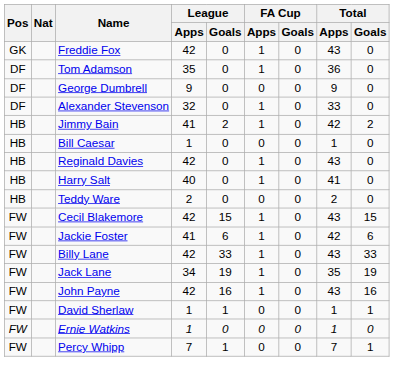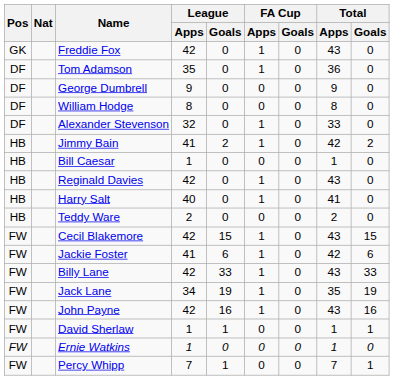+ row: (96, 106)
